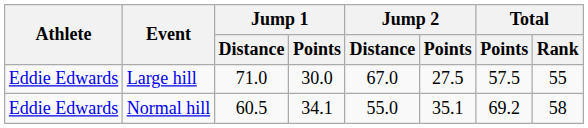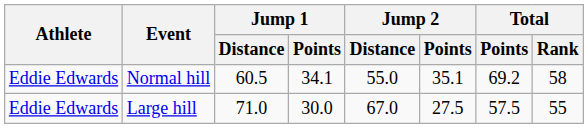rows swapped: (168, 108) <-> (162, 79)
